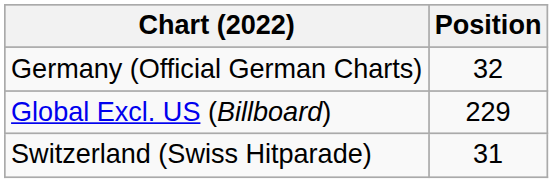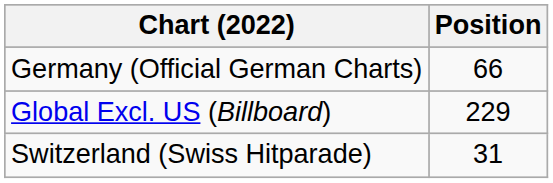(488, 68) 32 -> (488, 68) 66
